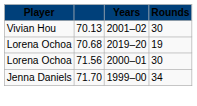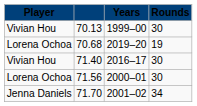(127, 28) 2001–02 -> (127, 28) 1999–00
+ row: (89, 61)
(127, 77) 1999–00 -> (127, 93) 2001–02
